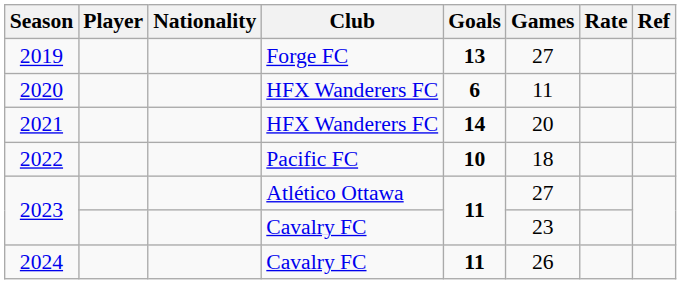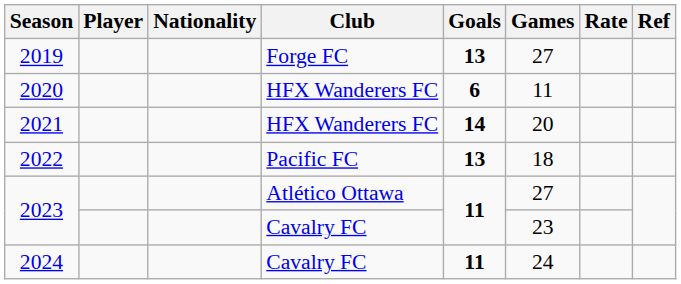(475, 158) 10 -> (475, 158) 13
(543, 261) 26 -> (543, 261) 24
